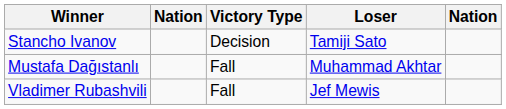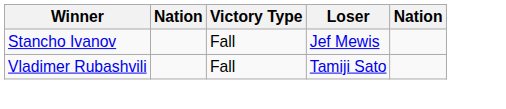(240, 41) Decision -> (223, 41) Fall
(348, 41) Tamiji Sato -> (345, 41) Jef Mewis
- row: (73, 66)
(345, 91) Jef Mewis -> (348, 66) Tamiji Sato
